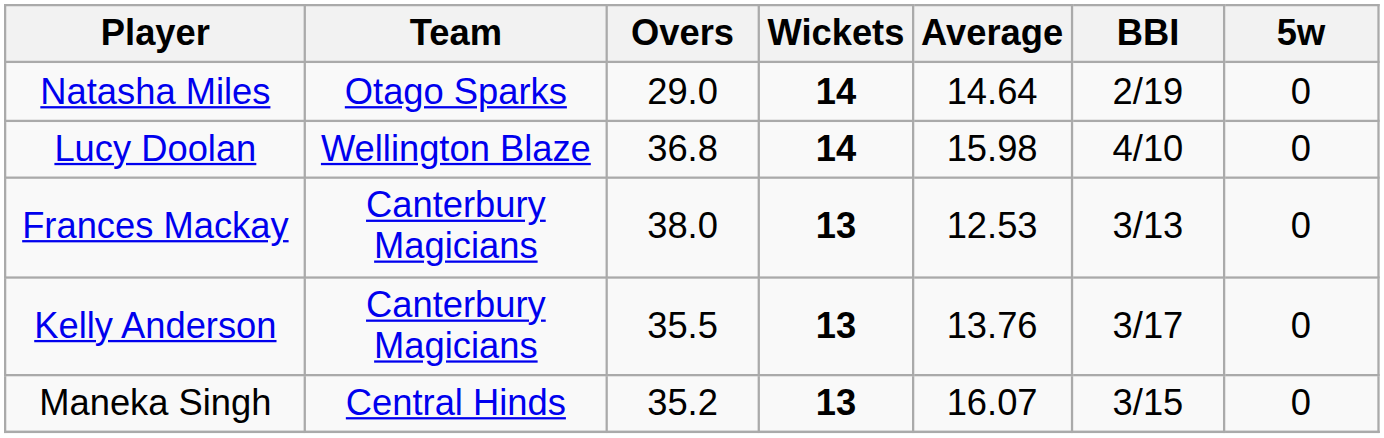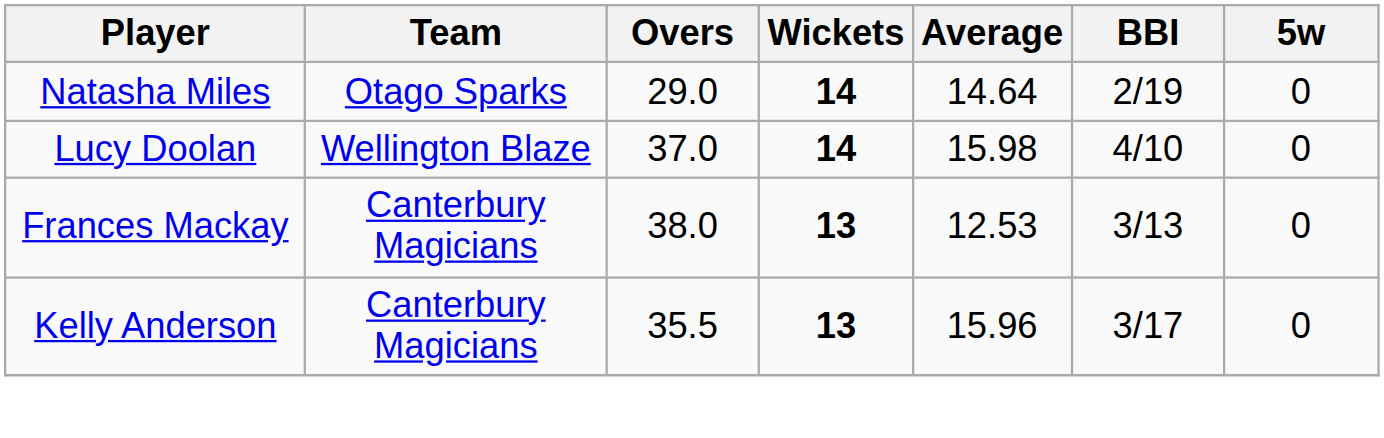(683, 148) 36.8 -> (683, 148) 37.0
(992, 324) 13.76 -> (992, 324) 15.96
- row: (155, 403)
